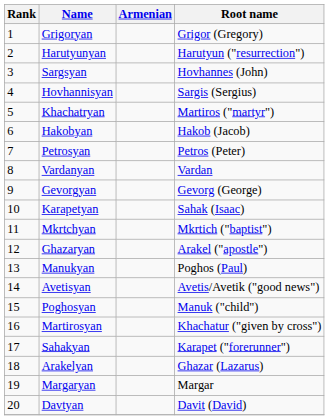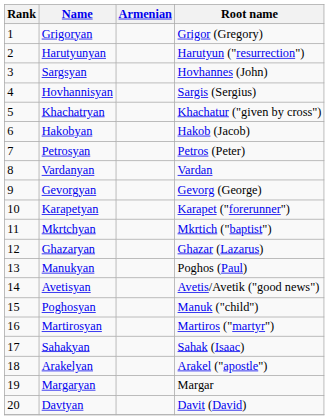(226, 111) Martiros ("martyr") -> (250, 111) Khachatur ("given by cross")
(211, 209) Sahak (Isaac) -> (234, 209) Karapet ("forerunner")
(222, 248) Arakel ("apostle") -> (221, 248) Ghazar (Lazarus)
(250, 326) Khachatur ("given by cross") -> (226, 326) Martiros ("martyr")
(234, 346) Karapet ("forerunner") -> (211, 346) Sahak (Isaac)
(221, 365) Ghazar (Lazarus) -> (222, 365) Arakel ("apostle")
